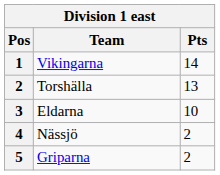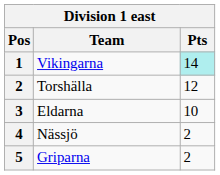(191, 63) no background -> (191, 63) paleturquoise background
(191, 87) 13 -> (191, 87) 12
